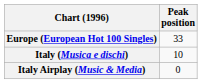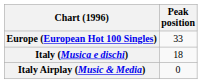(178, 54) 10 -> (178, 54) 18
